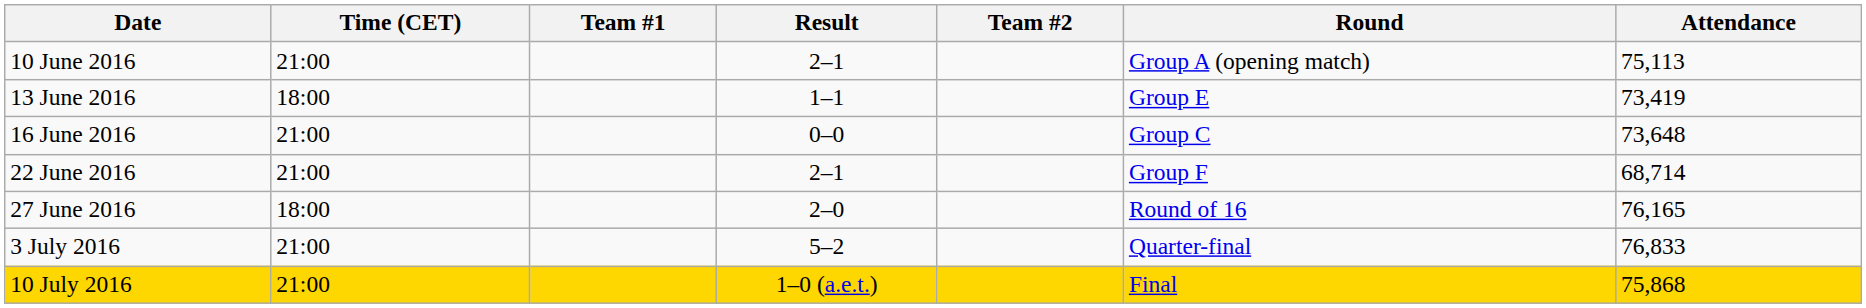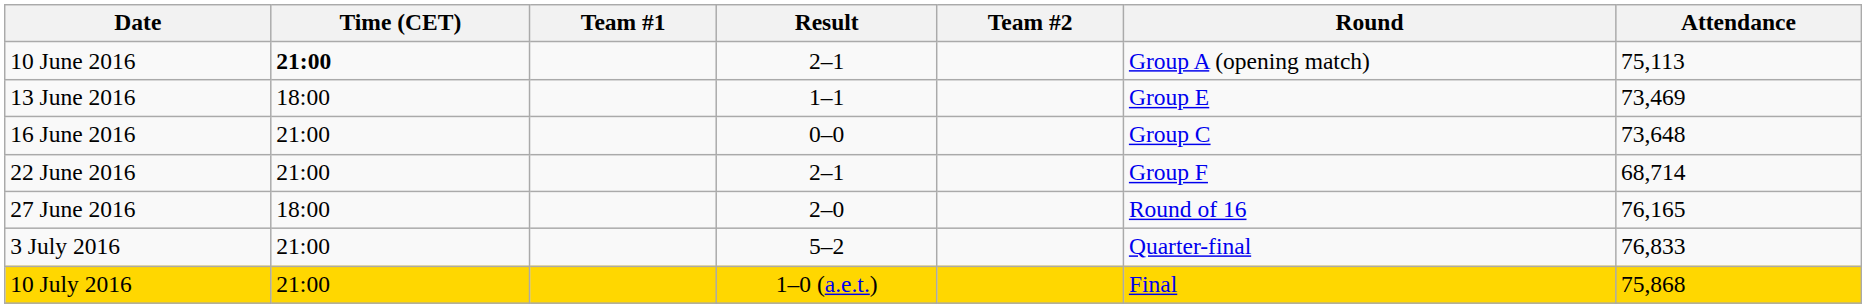(303, 60) normal -> (304, 60) bold
(1653, 97) 73,419 -> (1653, 97) 73,469
